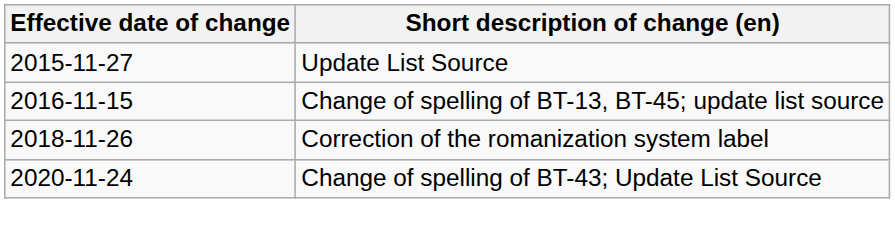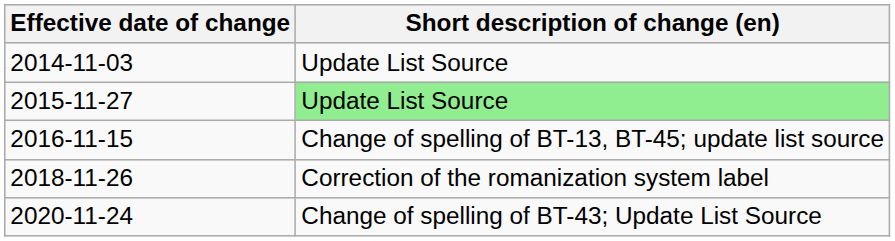+ row: (72, 62)
(405, 62) no background -> (405, 100) lightgreen background
